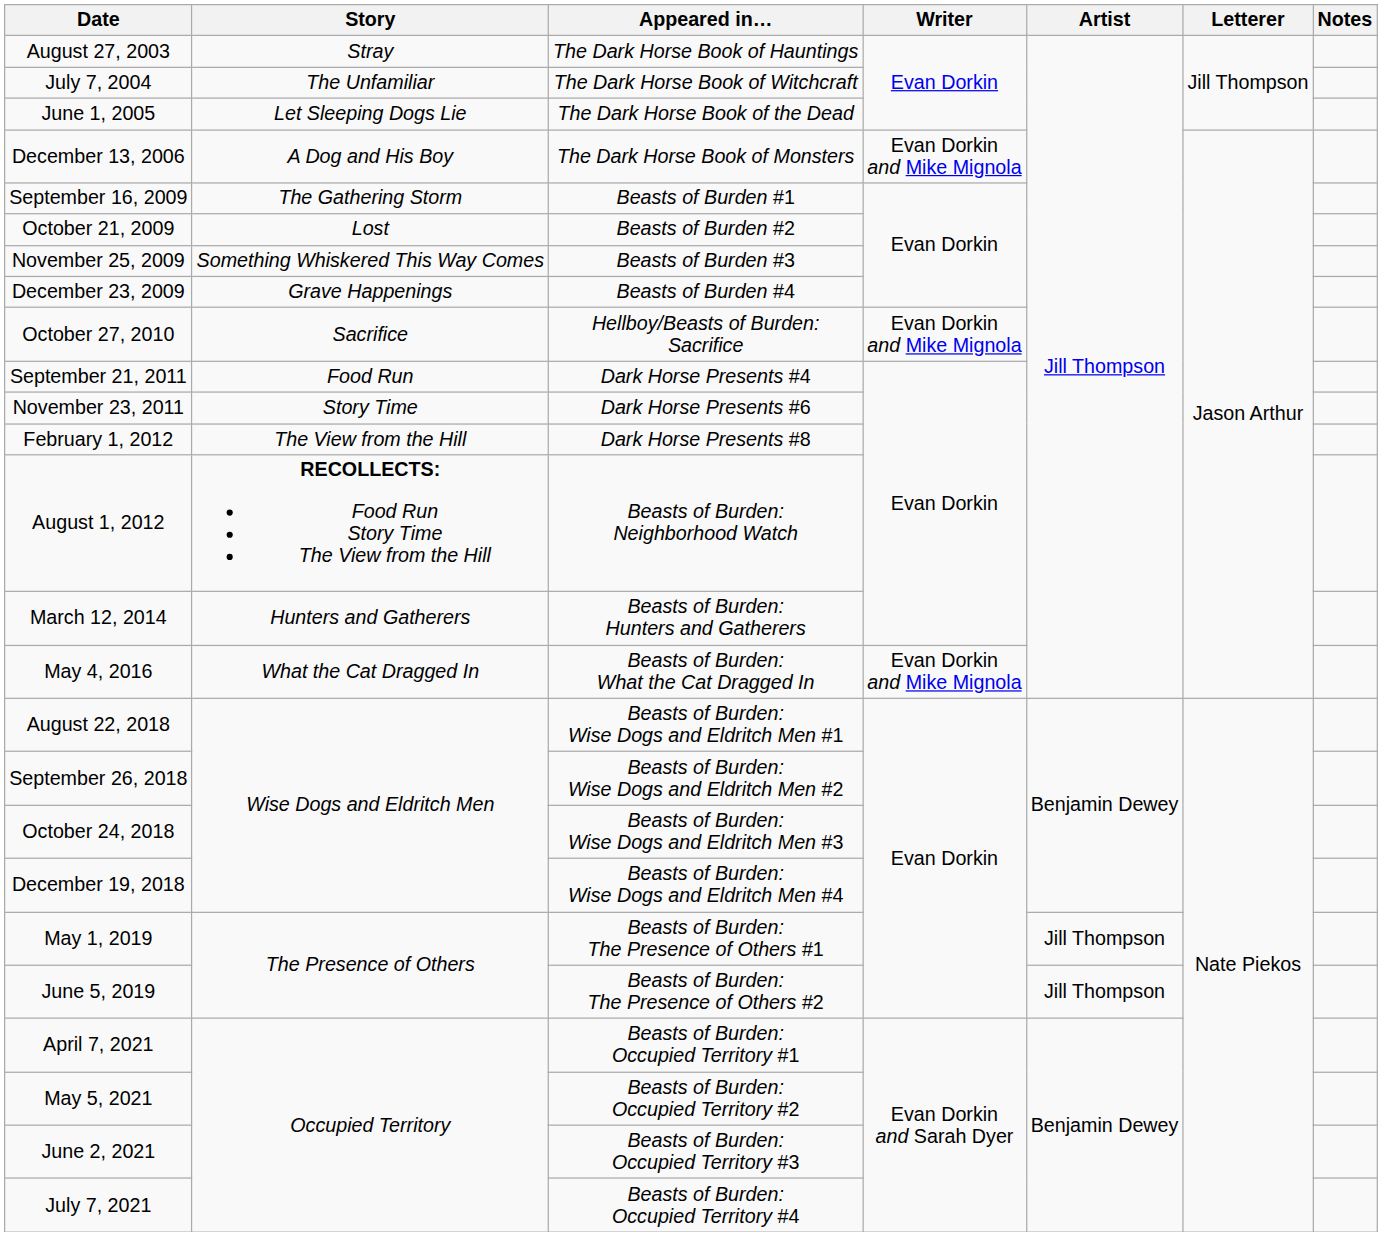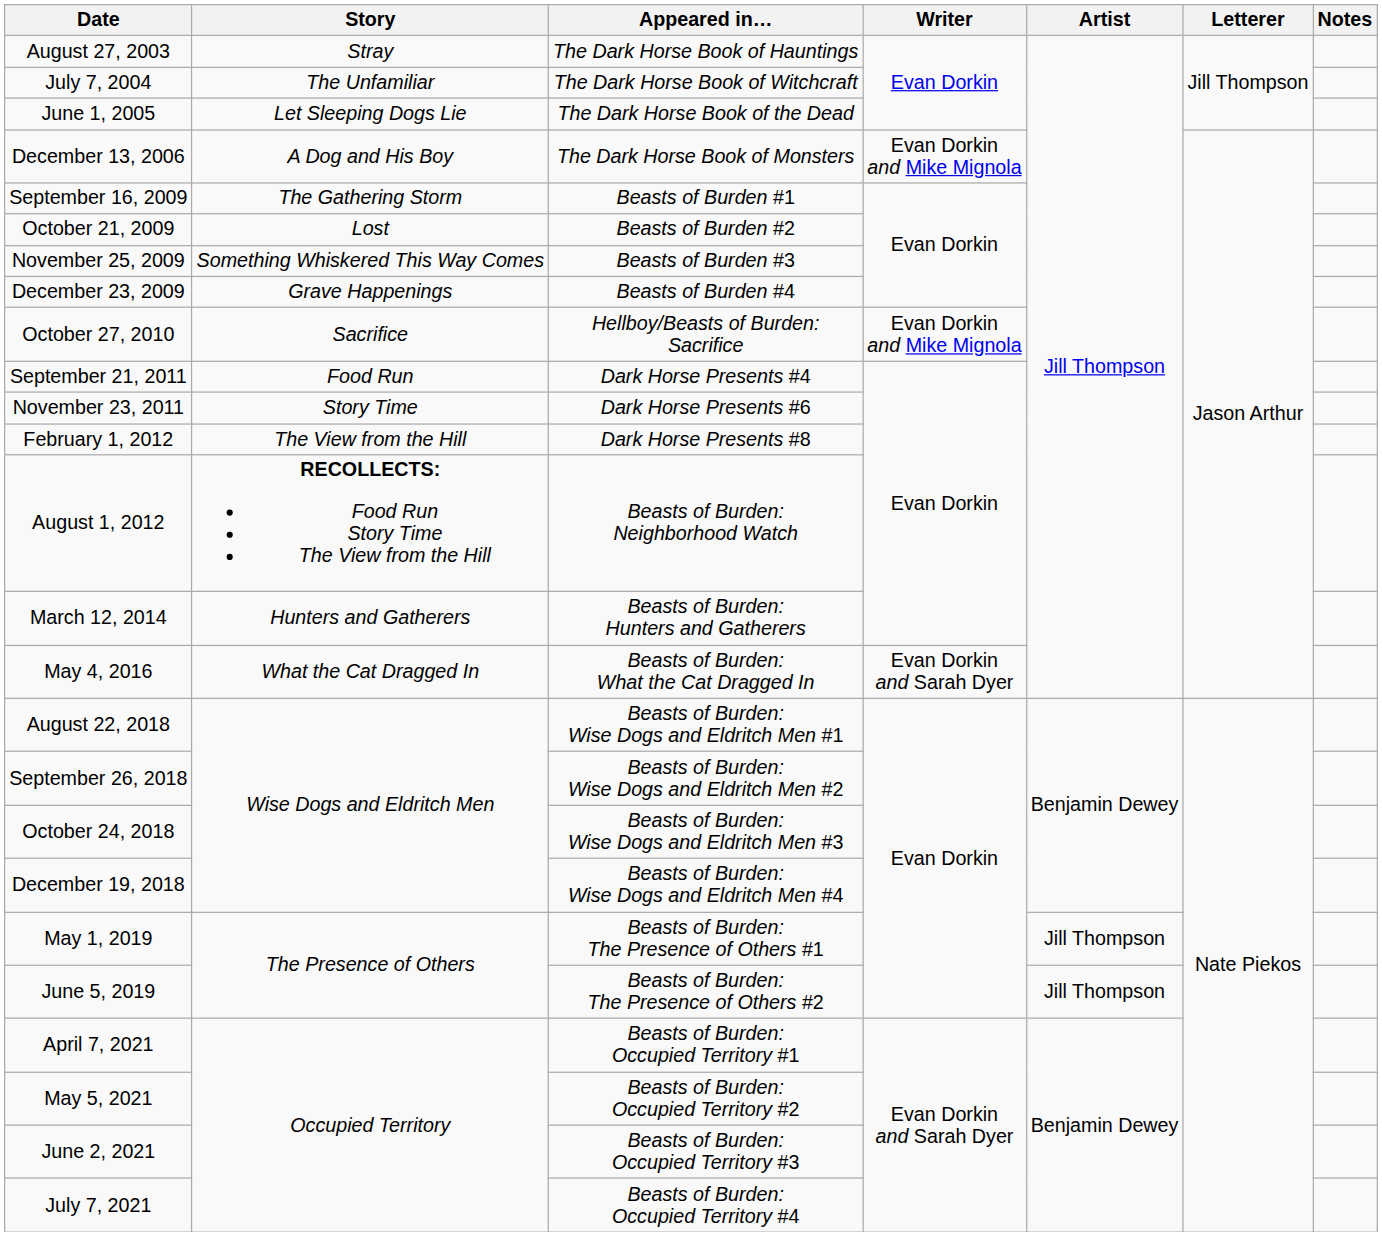(944, 671) Evan Dorkin and Mike Mignola -> (944, 671) Evan Dorkin and Sarah Dyer
